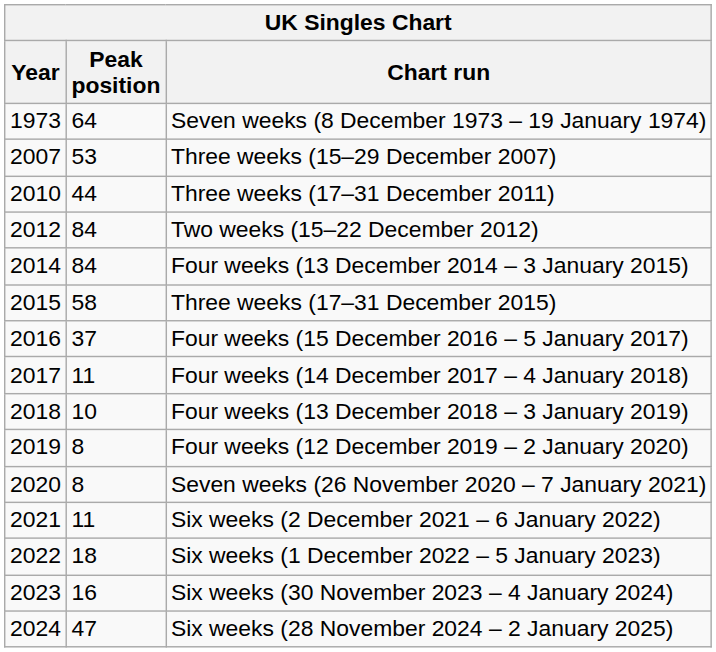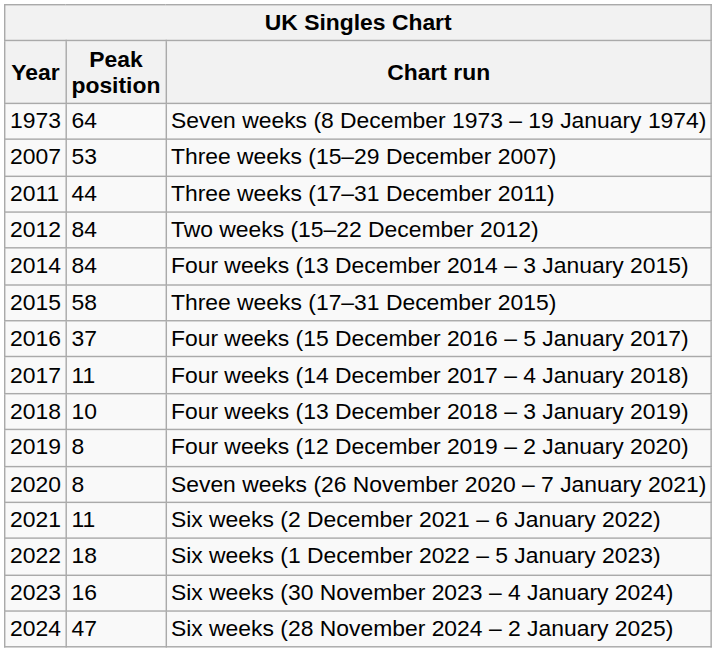(35, 193) 2010 -> (35, 193) 2011
